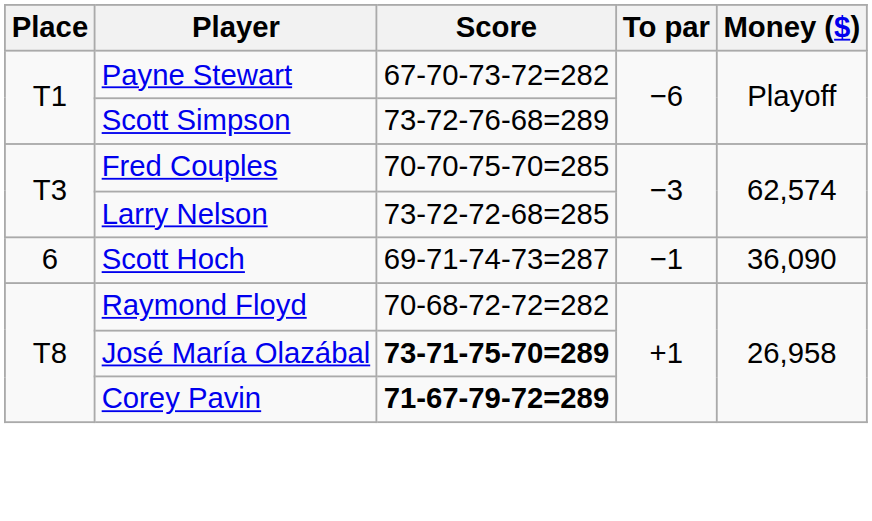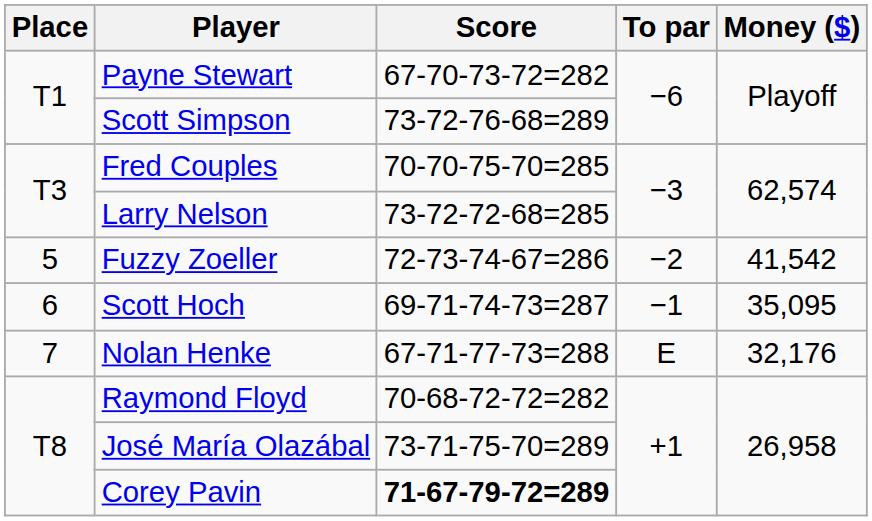+ row: (190, 259)
(792, 259) 36,090 -> (792, 306) 35,095
+ row: (186, 352)
(496, 352) bold -> (496, 445) normal
